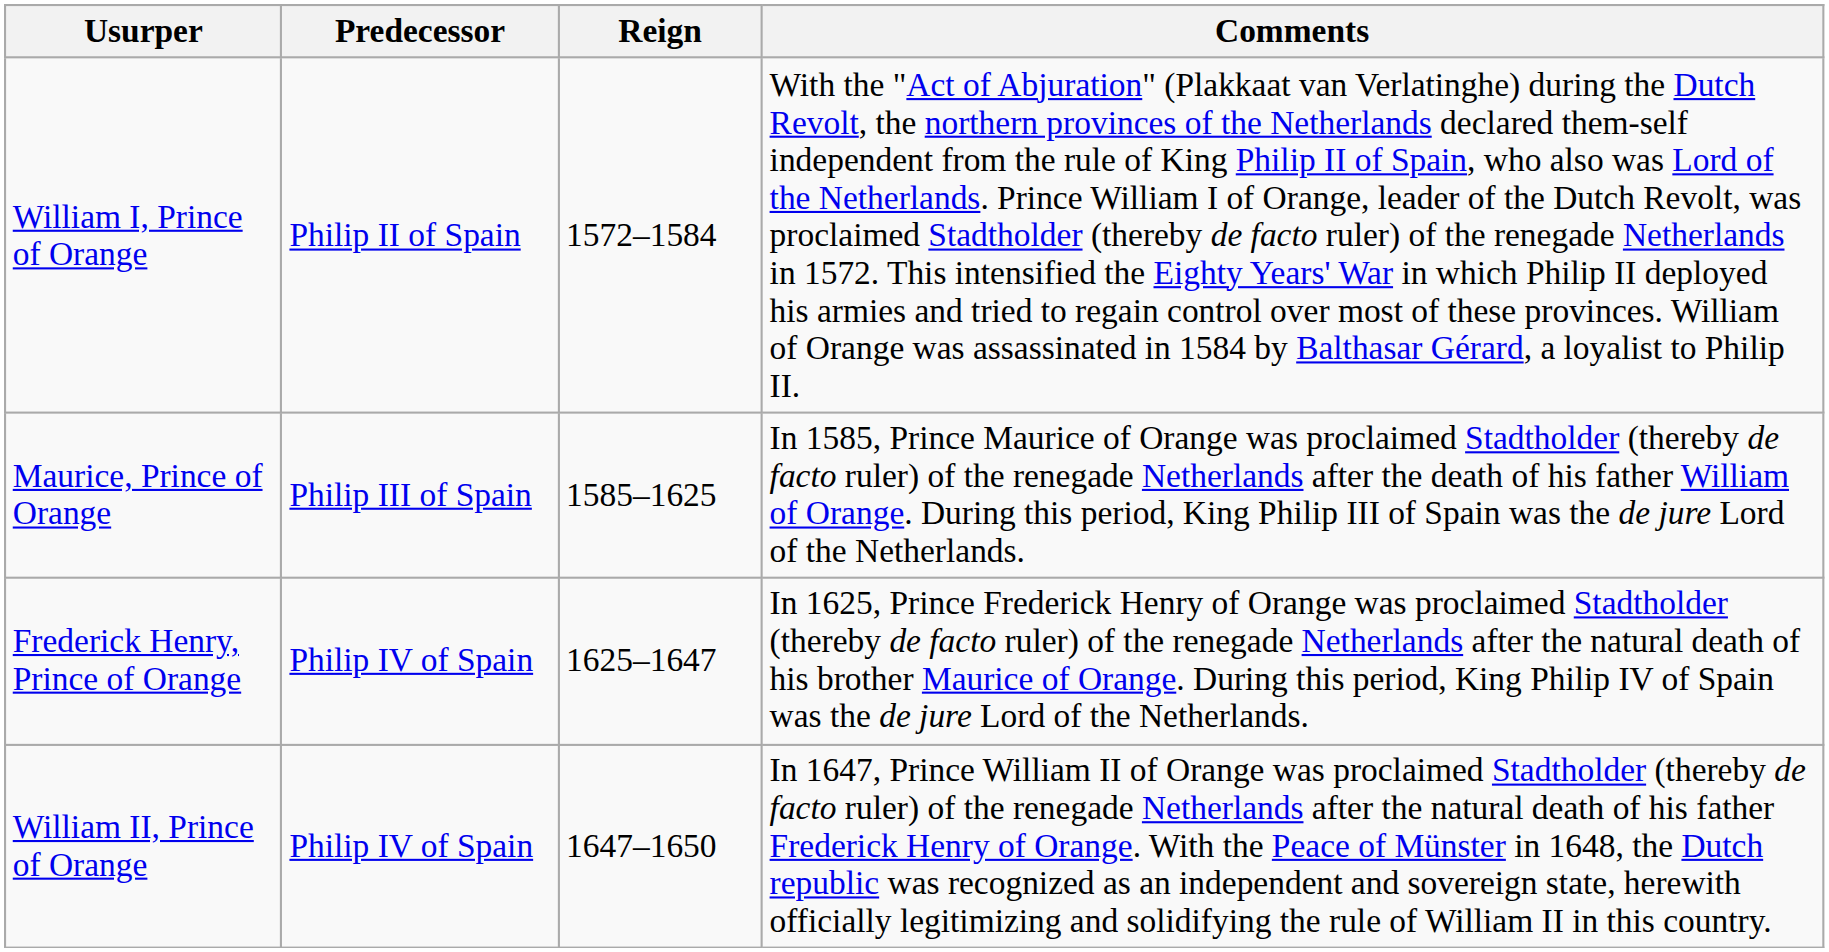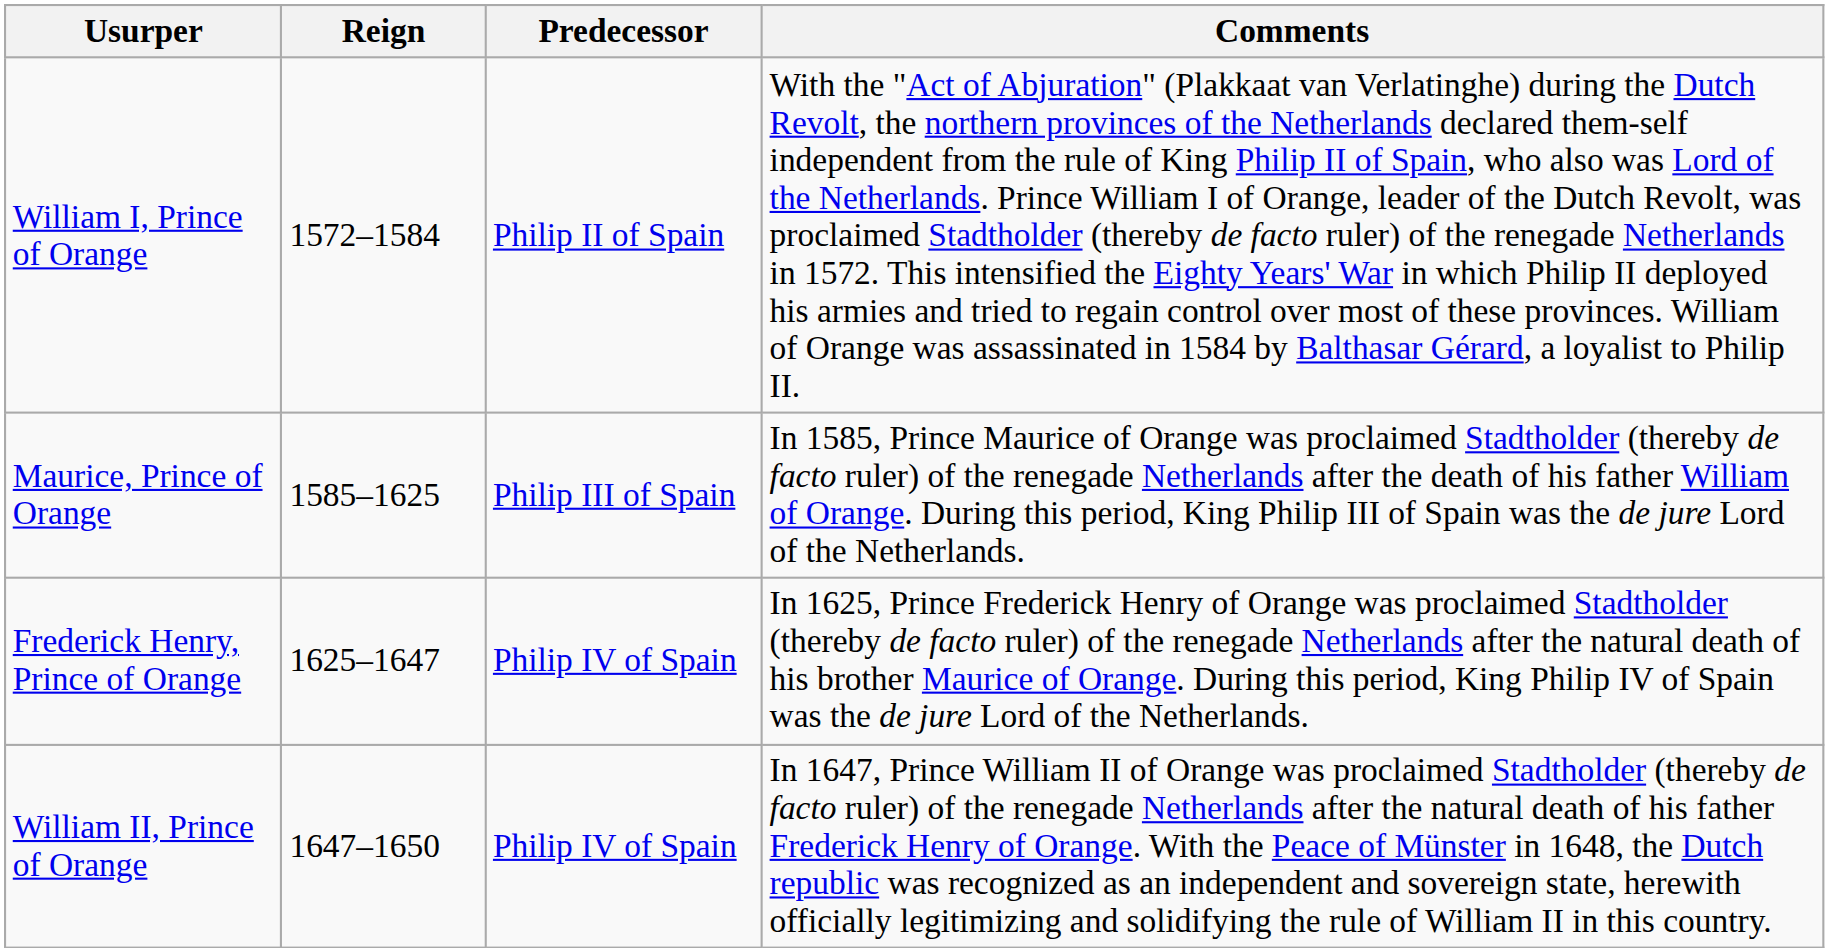columns swapped: (420, 31) <-> (660, 31)
